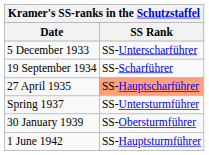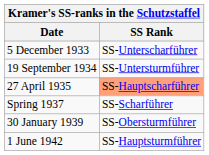(137, 68) SS-Scharführer -> (151, 68) SS-Untersturmführer
(151, 104) SS-Untersturmführer -> (137, 104) SS-Scharführer
